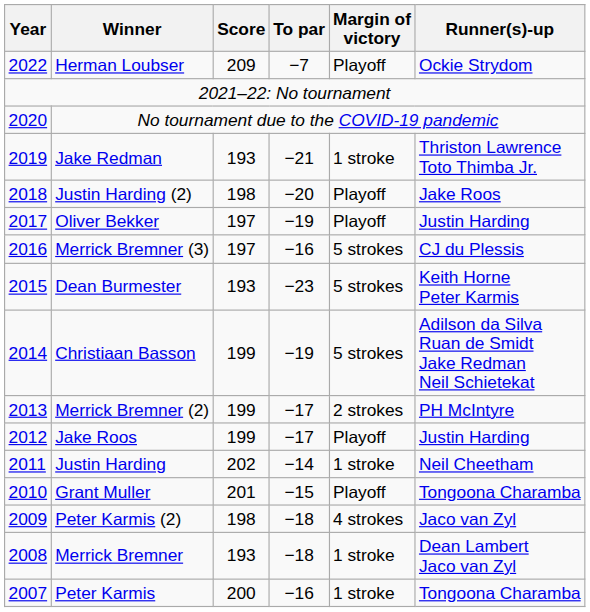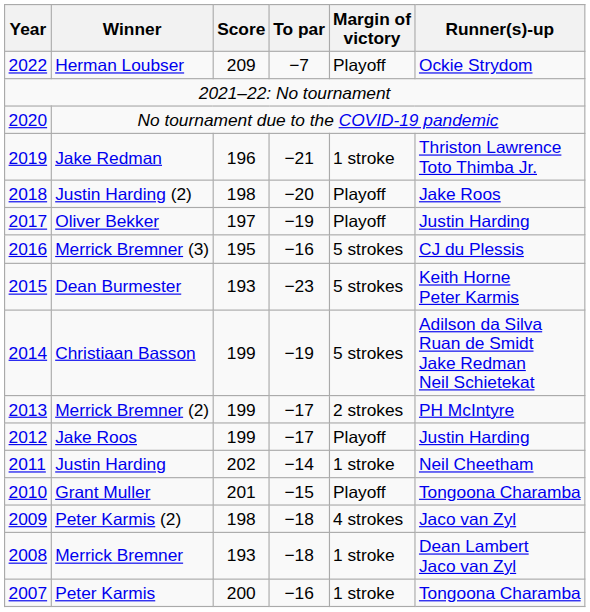(241, 157) 193 -> (241, 157) 196
(241, 249) 197 -> (241, 249) 195
